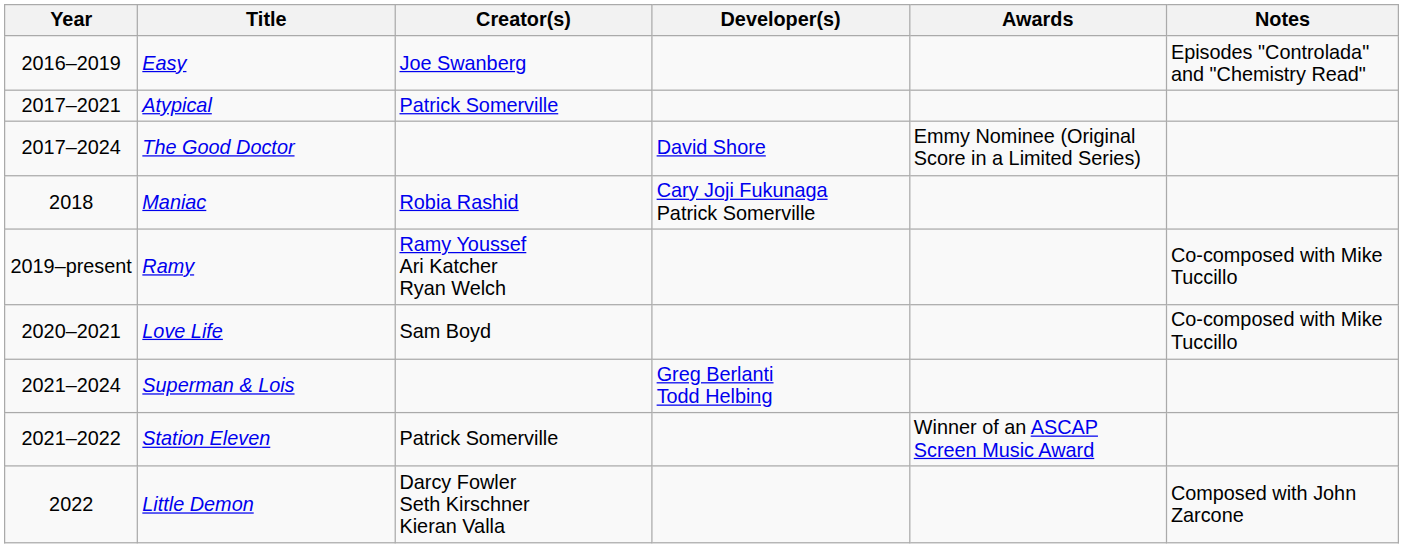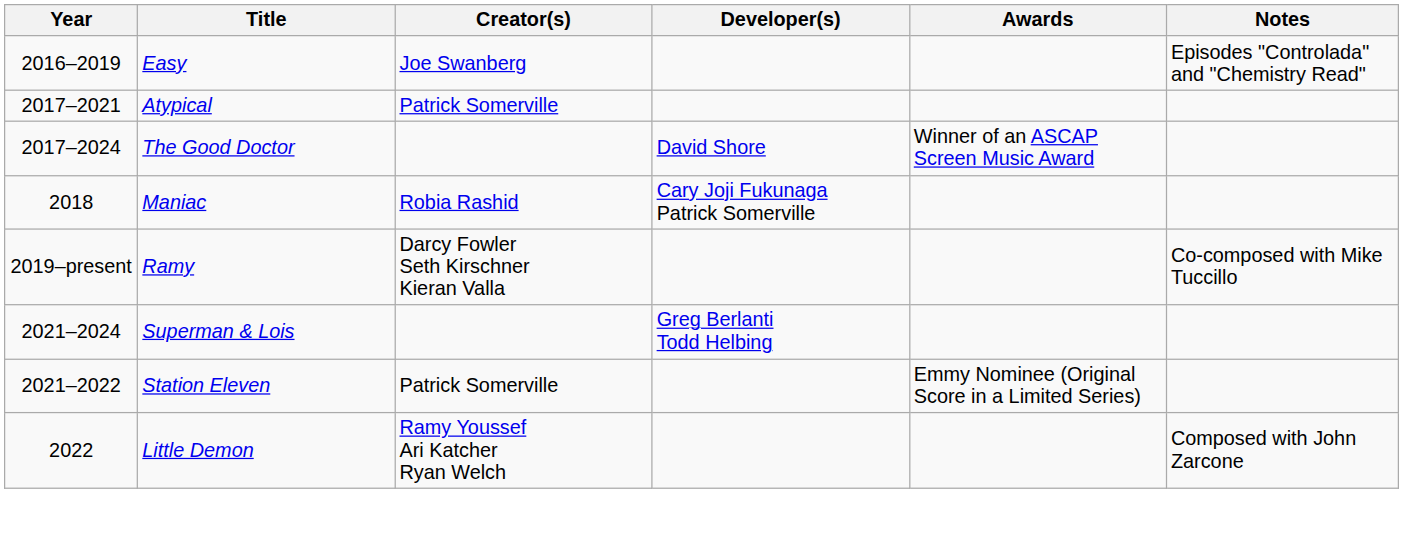(1027, 148) Emmy Nominee (Original Score in a Limited Series) -> (1006, 148) Winner of an ASCAP Screen Music Award
(463, 266) Ramy Youssef Ari Katcher Ryan Welch -> (465, 266) Darcy Fowler Seth Kirschner Kieran Valla
- row: (183, 331)
(1006, 439) Winner of an ASCAP Screen Music Award -> (1027, 385) Emmy Nominee (Original Score in a Limited Series)
(465, 504) Darcy Fowler Seth Kirschner Kieran Valla -> (463, 450) Ramy Youssef Ari Katcher Ryan Welch
